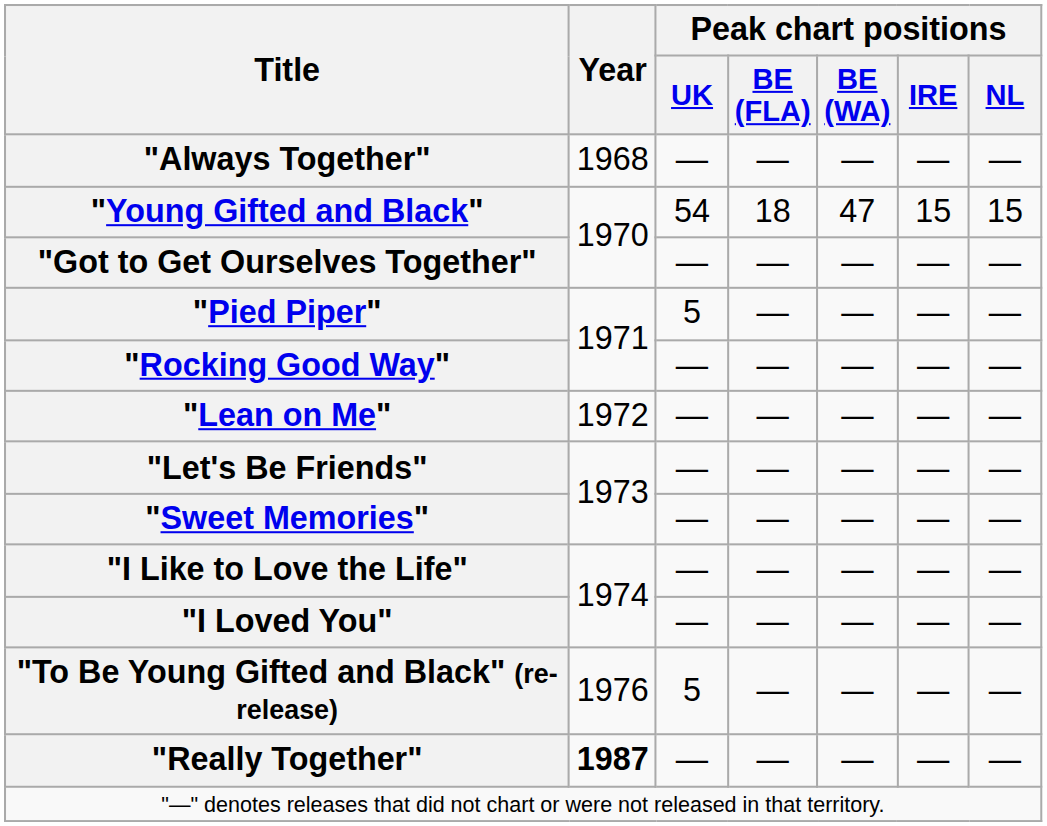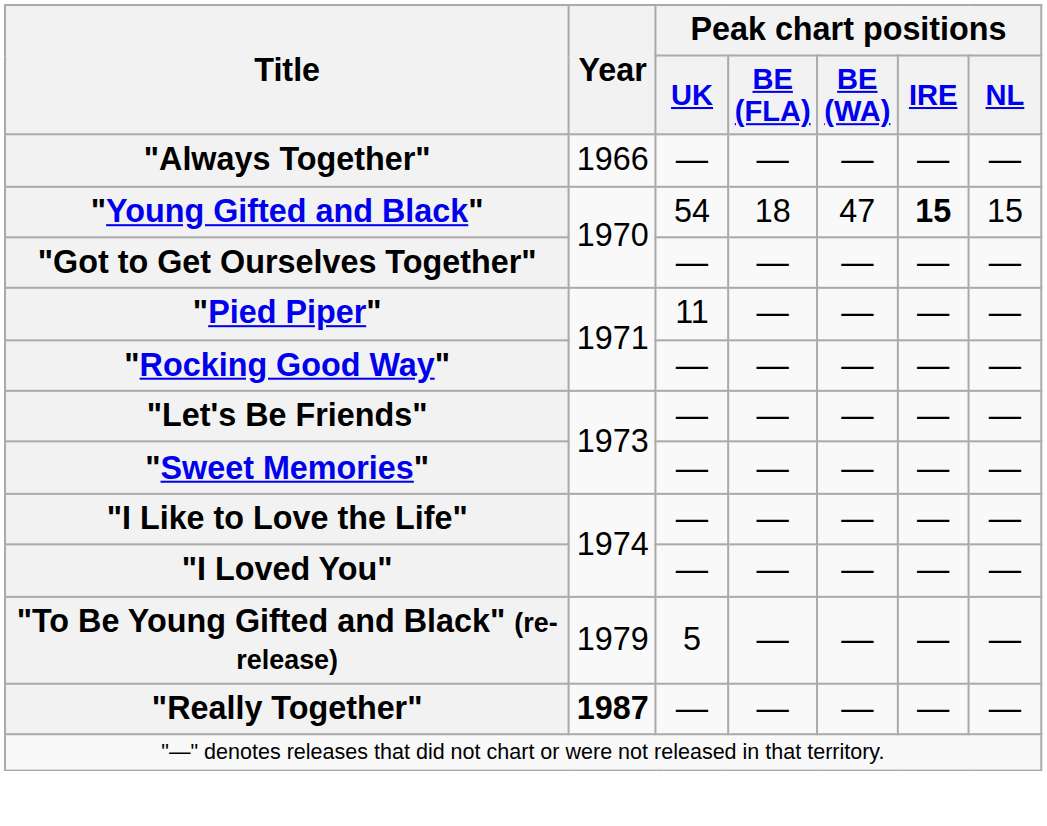(613, 159) 1968 -> (613, 159) 1966
(933, 210) normal -> (933, 210) bold
(692, 313) 5 -> (692, 313) 11
- row: (287, 415)
(613, 690) 1976 -> (613, 639) 1979
